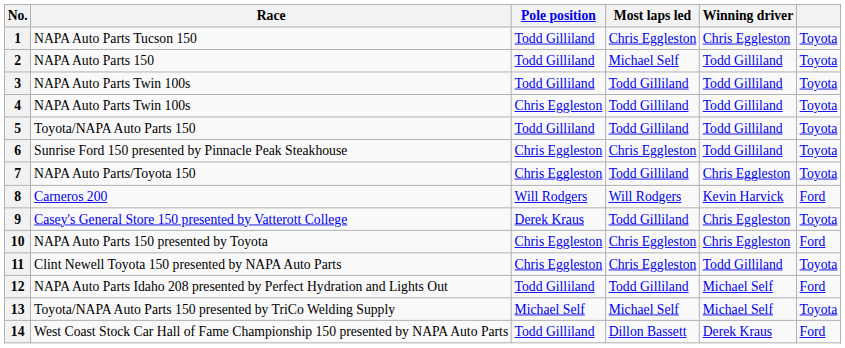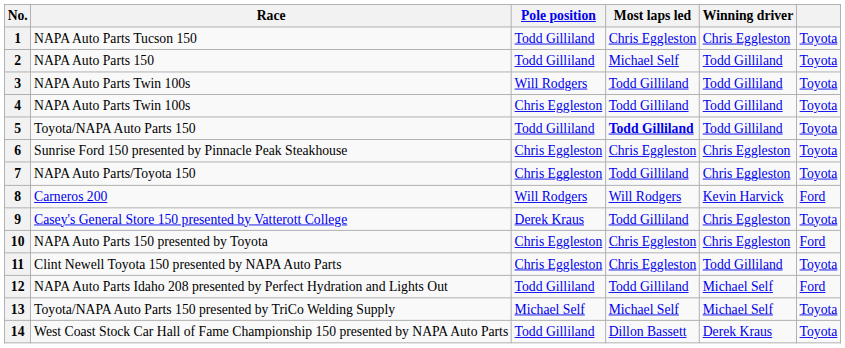(555, 83) Todd Gilliland -> (551, 83) Will Rodgers
(649, 128) normal -> (651, 128) bold
(743, 151) Todd Gilliland -> (747, 151) Chris Eggleston
(813, 331) Ford -> (818, 331) Toyota
